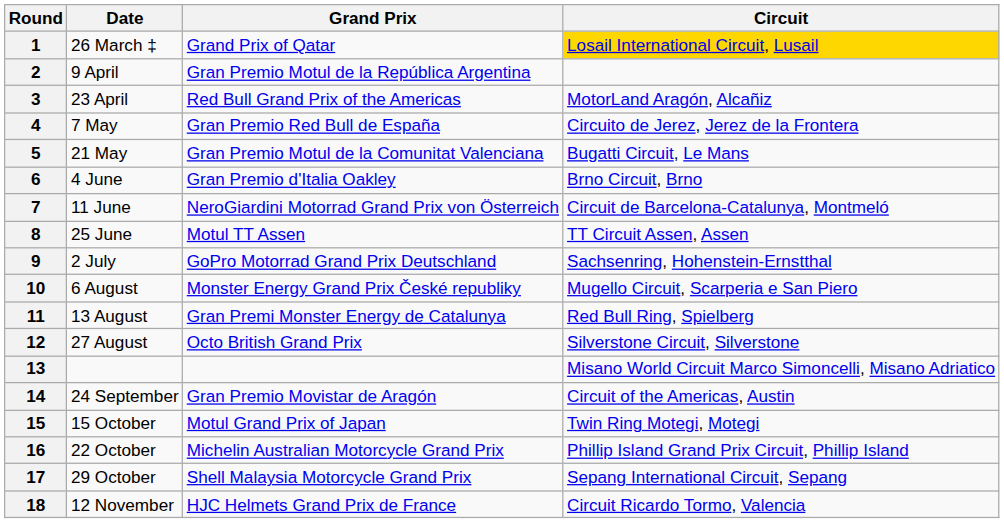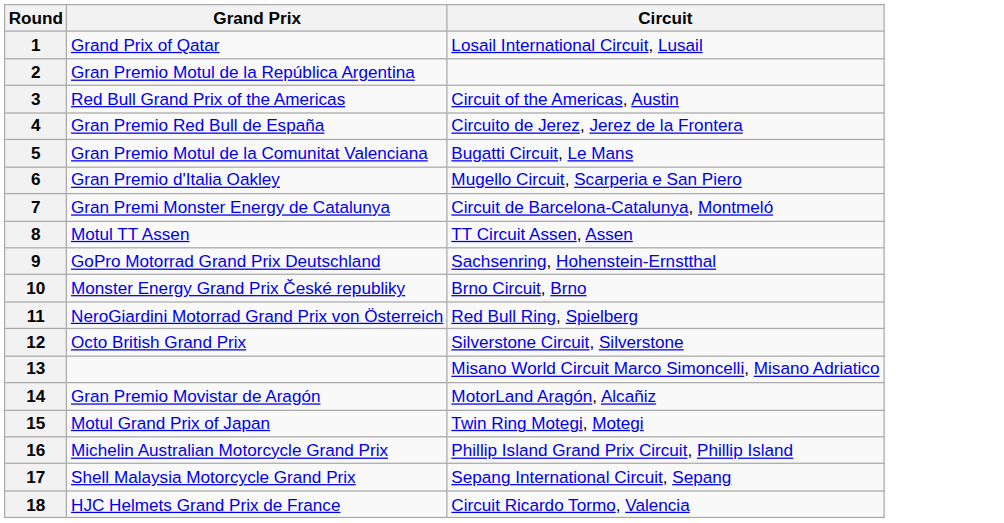- column: (125, 18)
(693, 45) gold background -> (577, 45) no background
(669, 99) MotorLand Aragón, Alcañiz -> (565, 99) Circuit of the Americas, Austin
(635, 180) Brno Circuit, Brno -> (597, 180) Mugello Circuit, Scarperia e San Piero
(373, 207) NeroGiardini Motorrad Grand Prix von Österreich -> (231, 207) Gran Premi Monster Energy de Catalunya
(712, 288) Mugello Circuit, Scarperia e San Piero -> (519, 288) Brno Circuit, Brno
(346, 315) Gran Premi Monster Energy de Catalunya -> (257, 315) NeroGiardini Motorrad Grand Prix von Österreich
(681, 396) Circuit of the Americas, Austin -> (554, 396) MotorLand Aragón, Alcañiz
